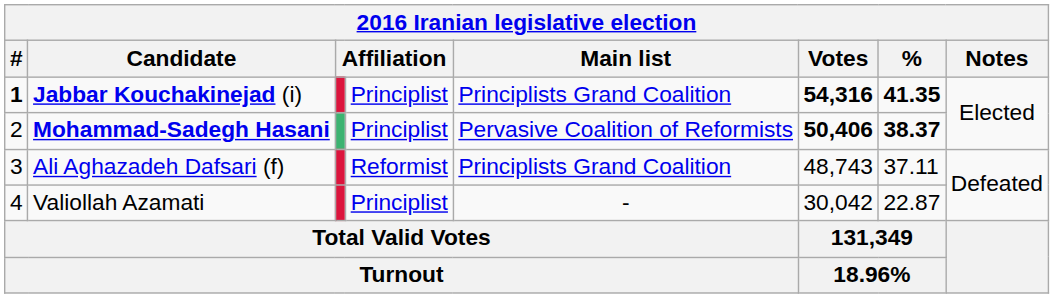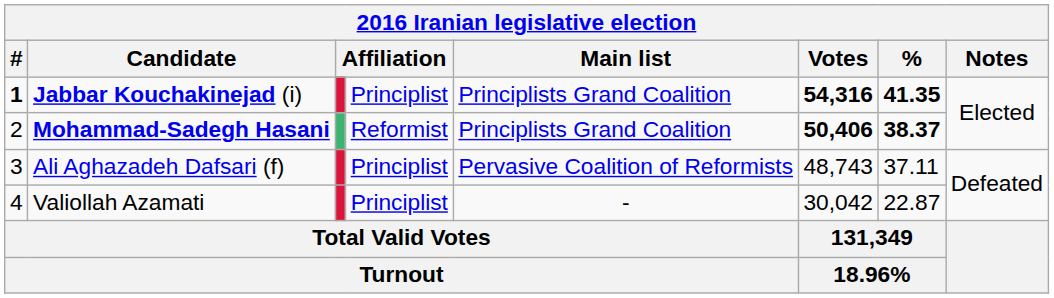(399, 130) Principlist -> (399, 130) Reformist
(626, 130) Pervasive Coalition of Reformists -> (595, 130) Principlists Grand Coalition
(399, 166) Reformist -> (399, 166) Principlist
(595, 166) Principlists Grand Coalition -> (626, 166) Pervasive Coalition of Reformists
